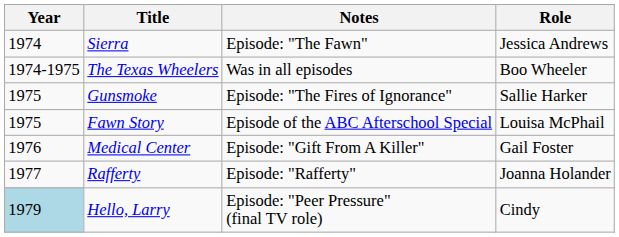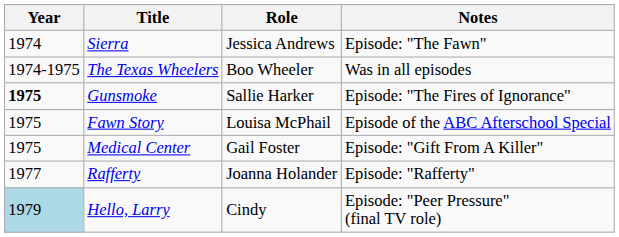columns swapped: (555, 17) <-> (359, 17)
(25, 95) normal -> (25, 95) bold
(25, 148) 1976 -> (25, 148) 1975
